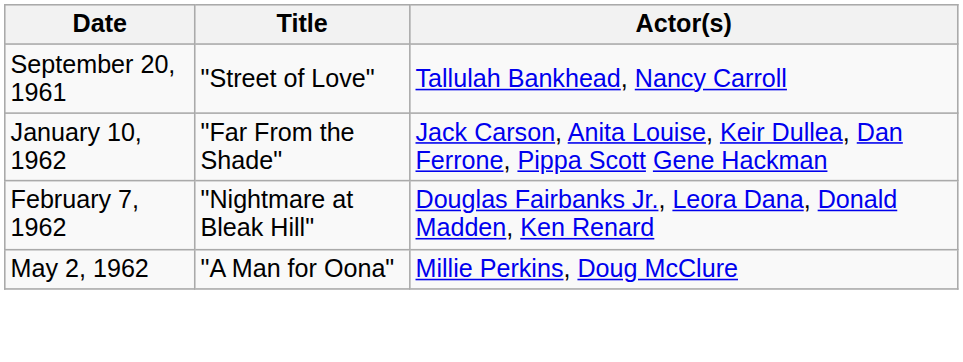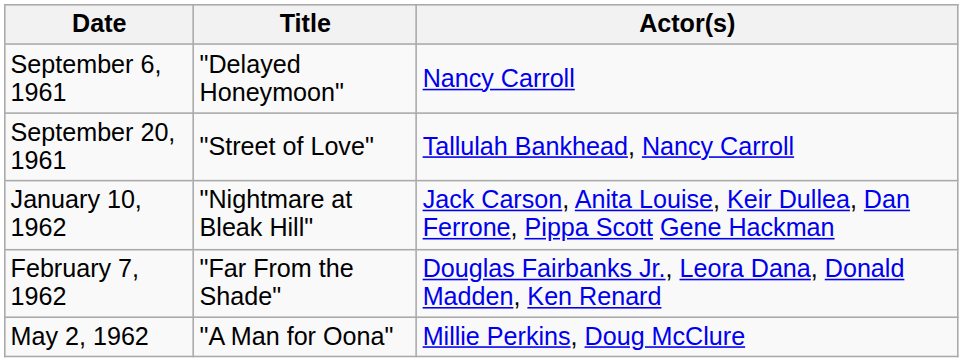+ row: (86, 78)
(278, 146) "Far From the Shade" -> (276, 214) "Nightmare at Bleak Hill"
(277, 214) "Nightmare at Bleak Hill" -> (277, 282) "Far From the Shade"
